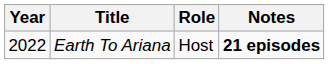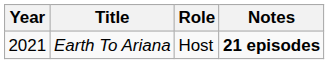(27, 44) 2022 -> (27, 44) 2021
